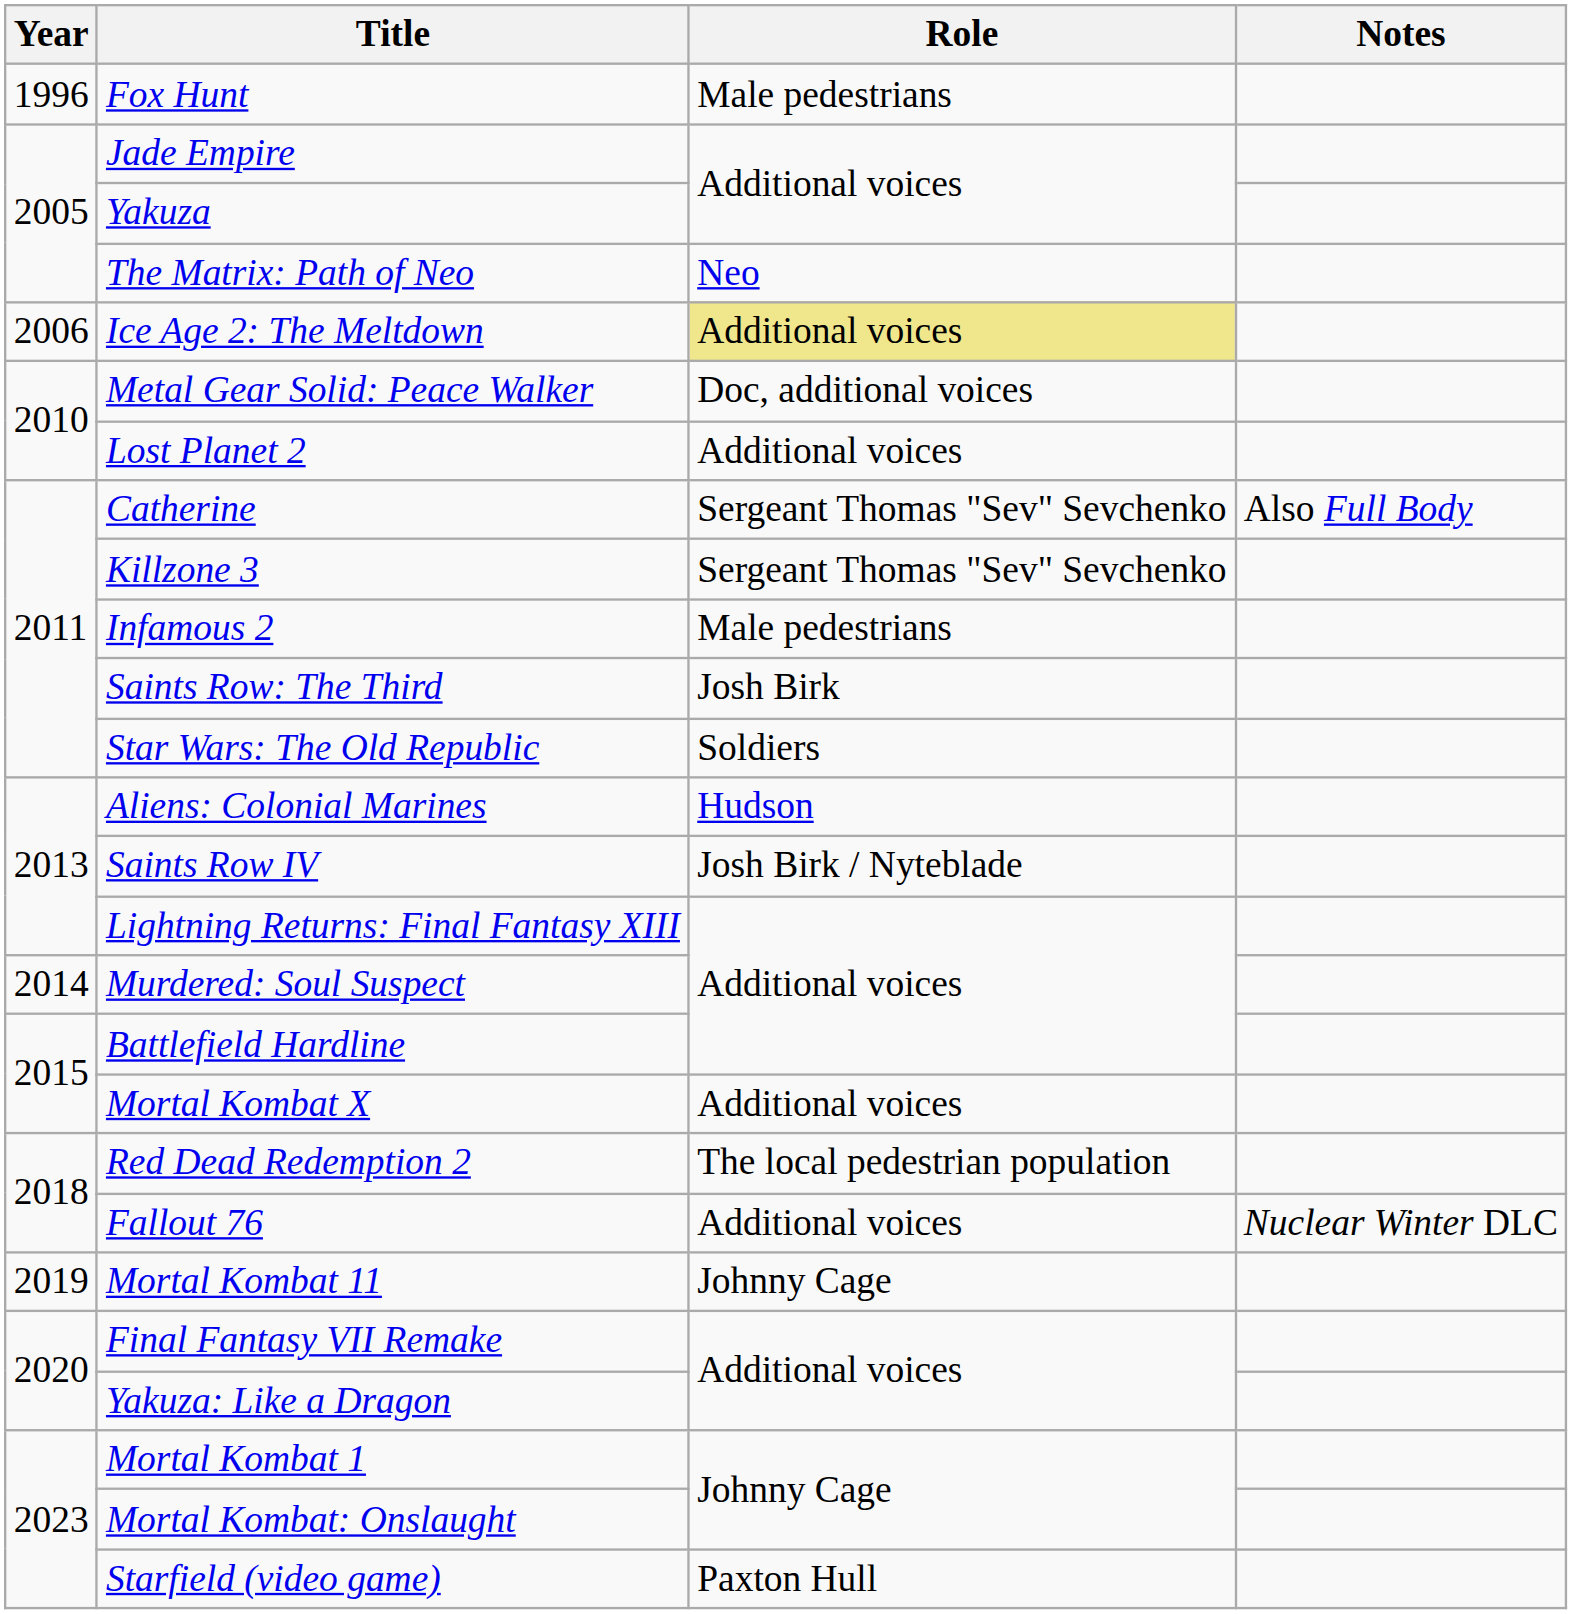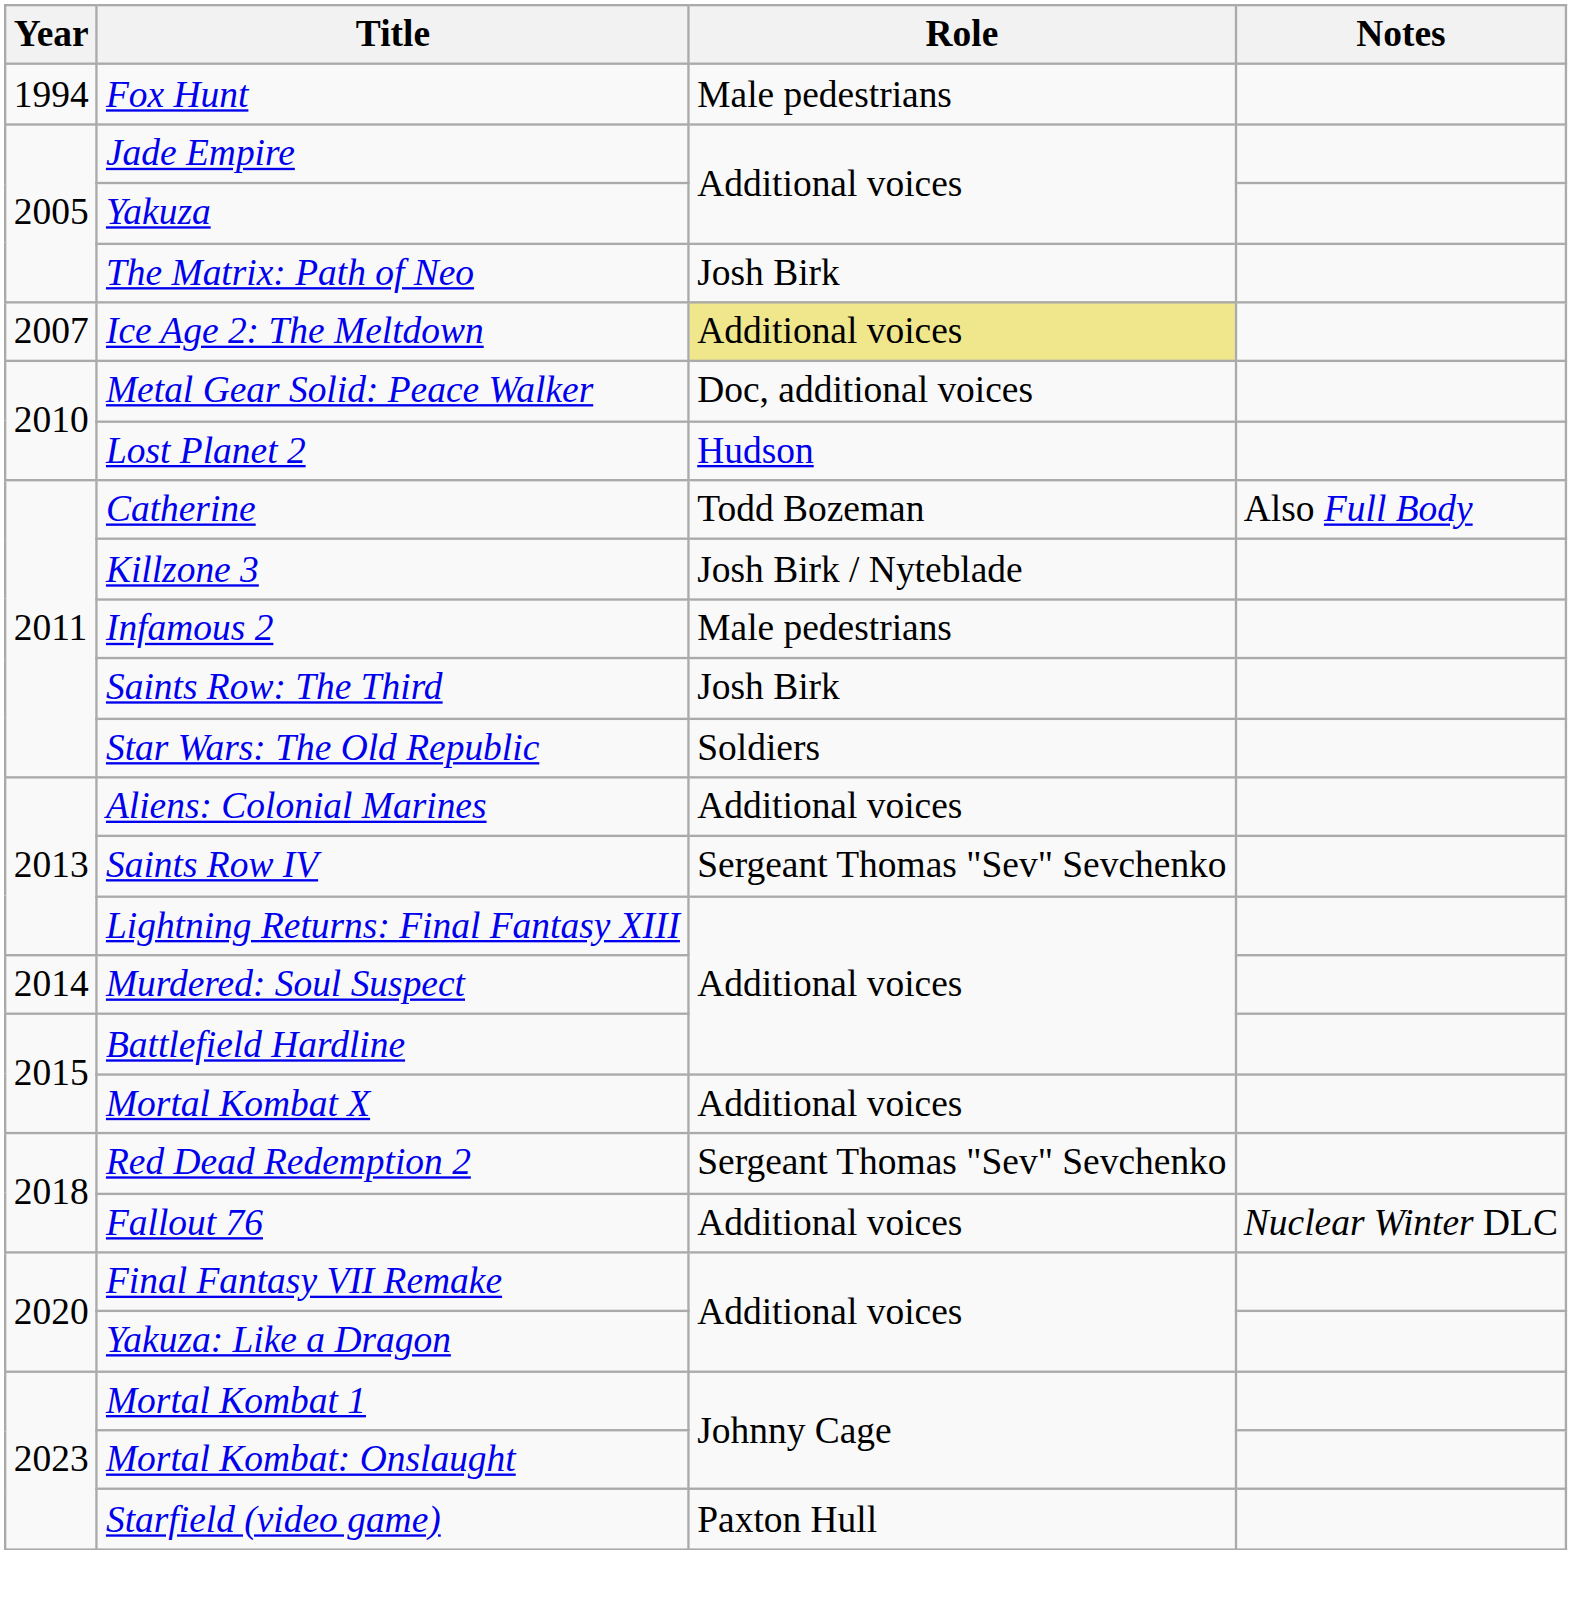(51, 93) 1996 -> (51, 93) 1994
(728, 271) Neo -> (768, 271) Josh Birk
(51, 331) 2006 -> (51, 331) 2007
(830, 449) Additional voices -> (755, 449) Hudson
(962, 509) Sergeant Thomas "Sev" Sevchenko -> (811, 509) Todd Bozeman
(962, 568) Sergeant Thomas "Sev" Sevchenko -> (860, 568) Josh Birk / Nyteblade
(755, 806) Hudson -> (830, 806) Additional voices
(860, 865) Josh Birk / Nyteblade -> (962, 865) Sergeant Thomas "Sev" Sevchenko
(934, 1162) The local pedestrian population -> (962, 1162) Sergeant Thomas "Sev" Sevchenko
- row: (244, 1281)
